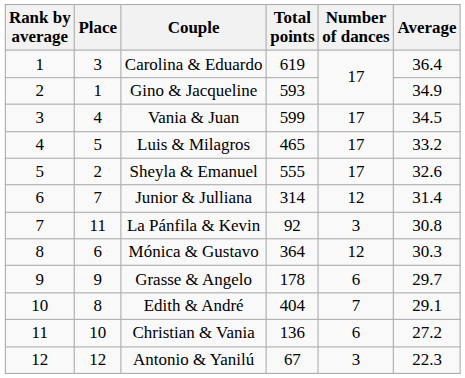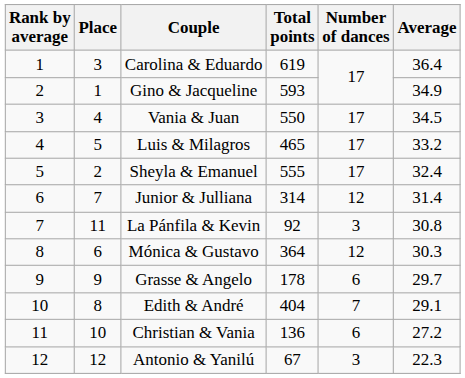(292, 117) 599 -> (292, 117) 550
(427, 171) 32.6 -> (427, 171) 32.4
